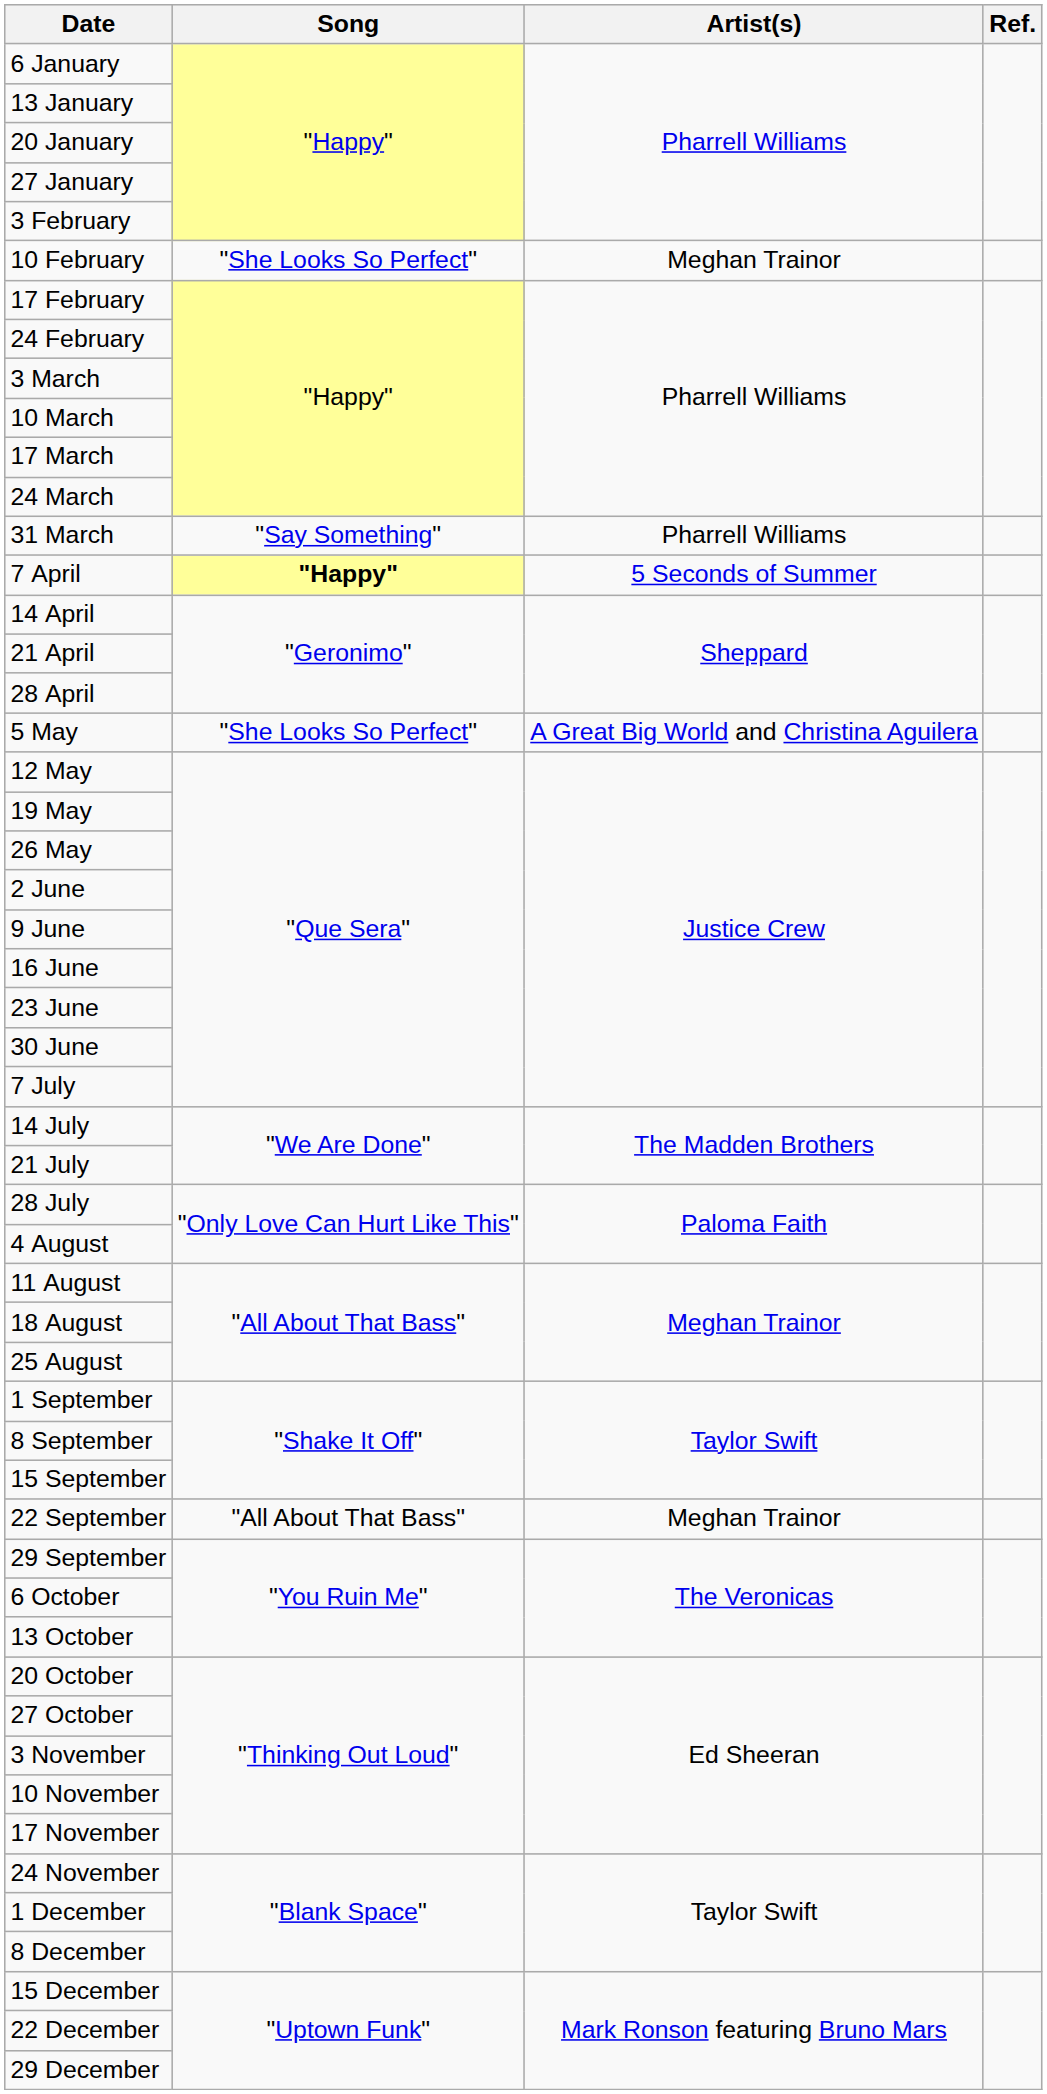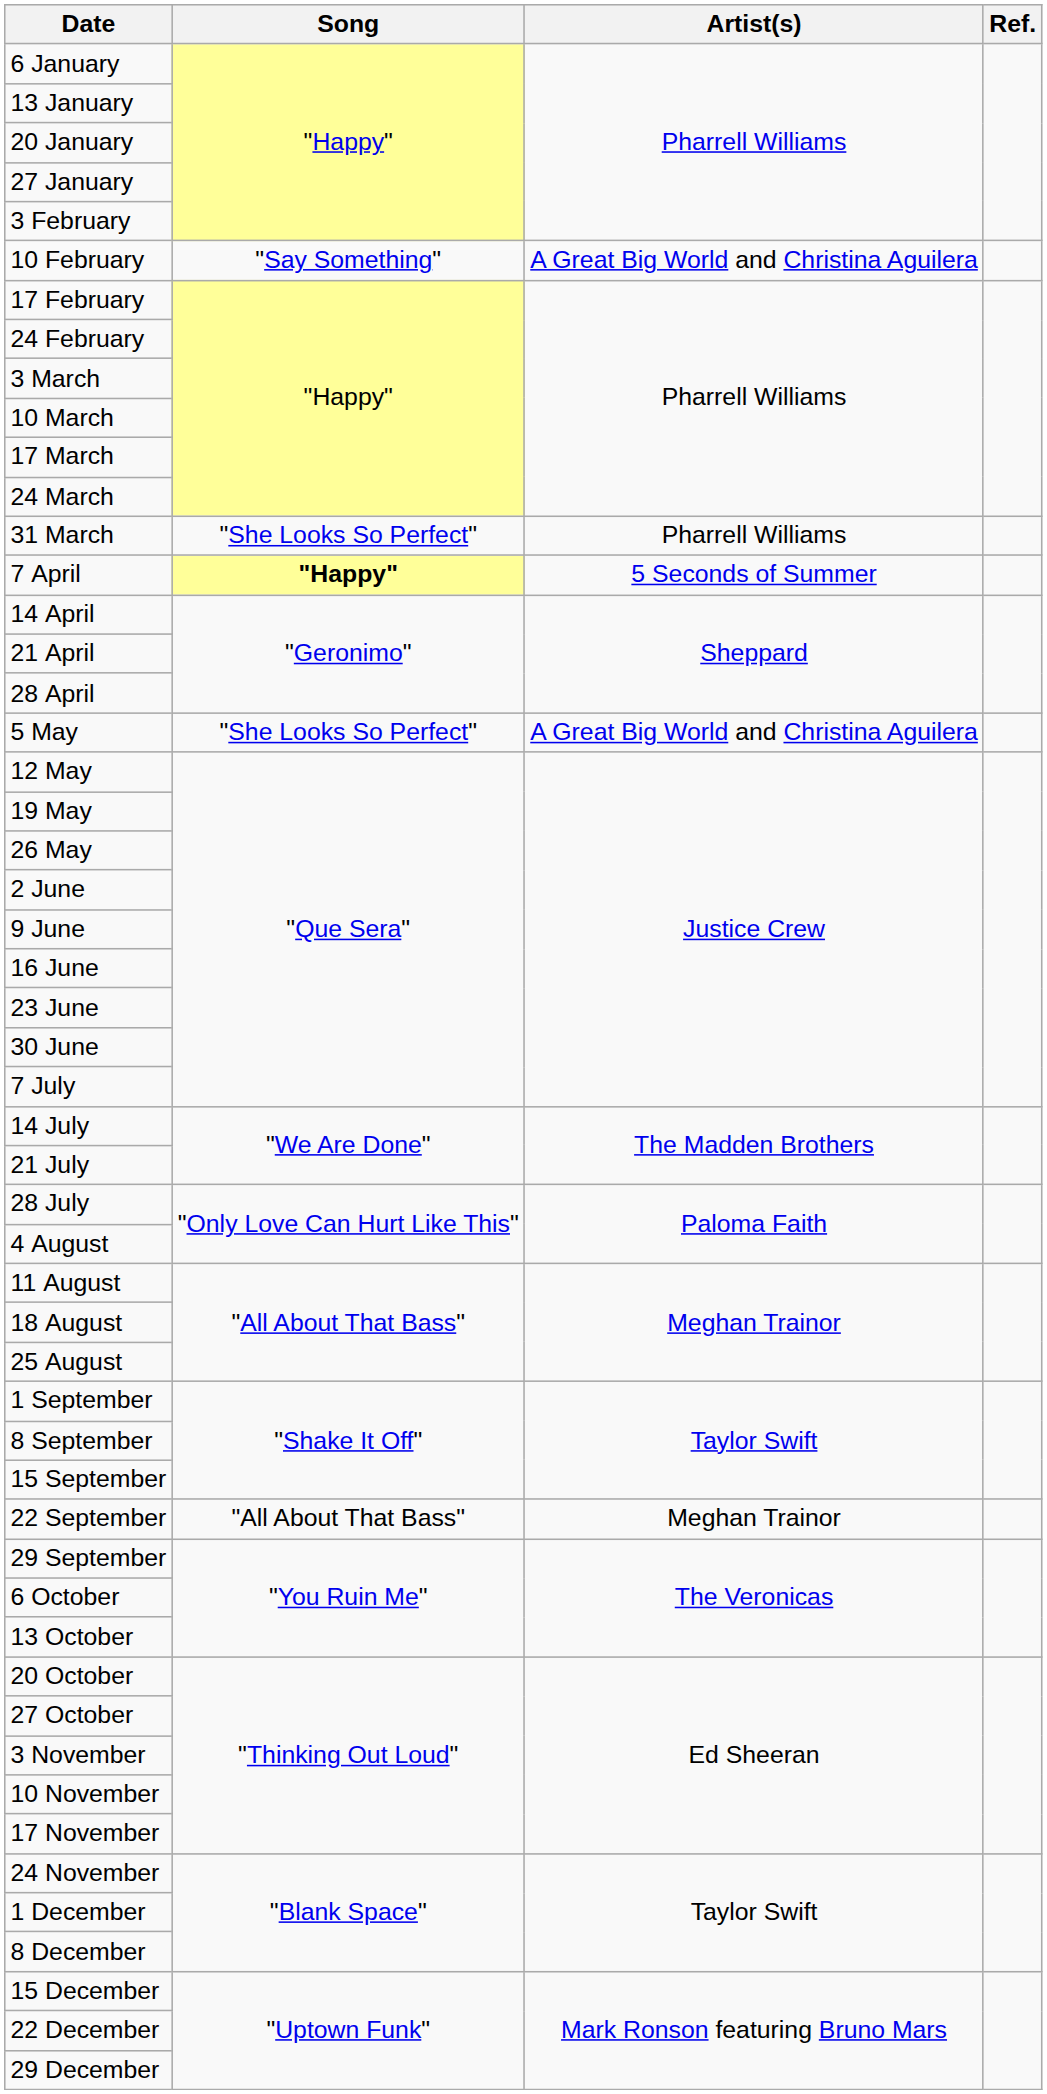(348, 260) "She Looks So Perfect" -> (348, 260) "Say Something"
(754, 260) Meghan Trainor -> (754, 260) A Great Big World and Christina Aguilera
(348, 535) "Say Something" -> (348, 535) "She Looks So Perfect"
